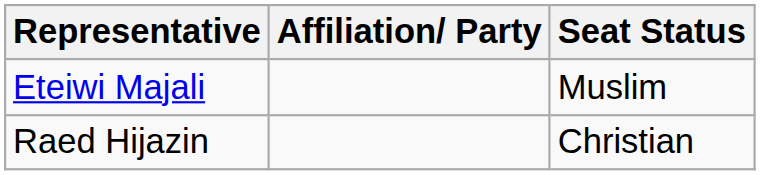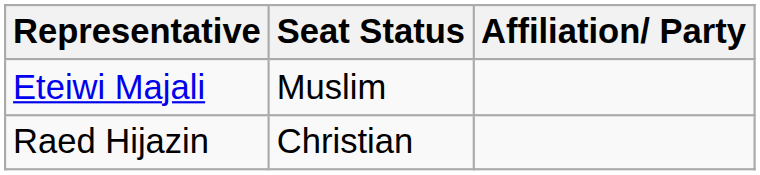columns swapped: (409, 31) <-> (652, 31)
